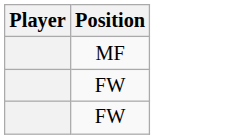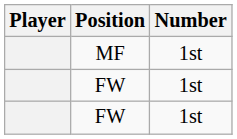+ column: (191, 20)
